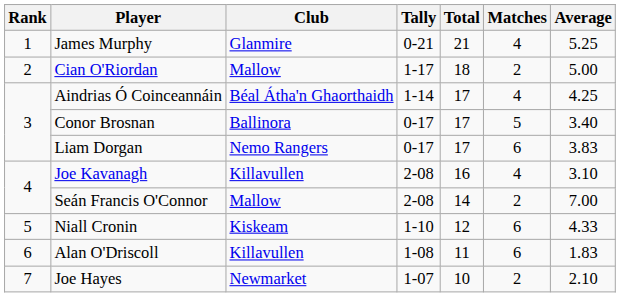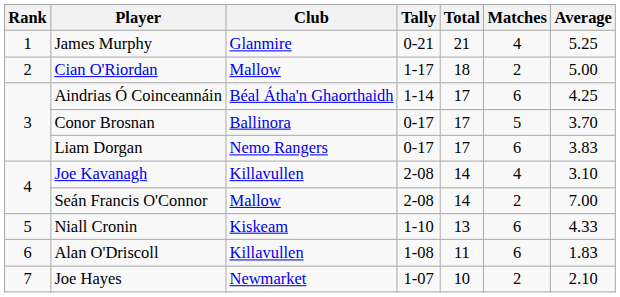(517, 95) 4 -> (517, 95) 6
(583, 122) 3.40 -> (583, 122) 3.70
(462, 174) 16 -> (462, 174) 14
(462, 226) 12 -> (462, 226) 13
